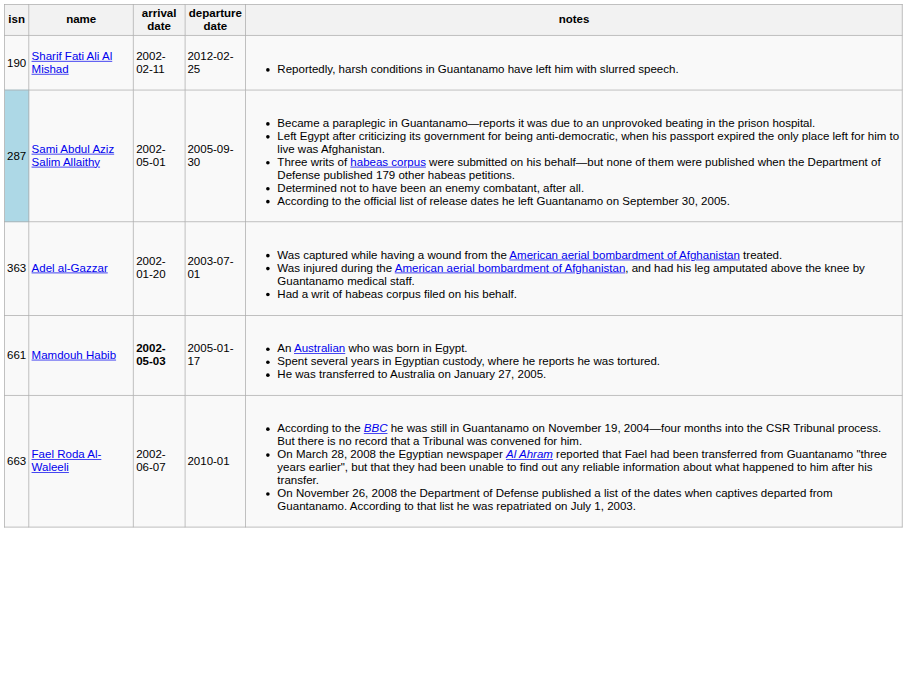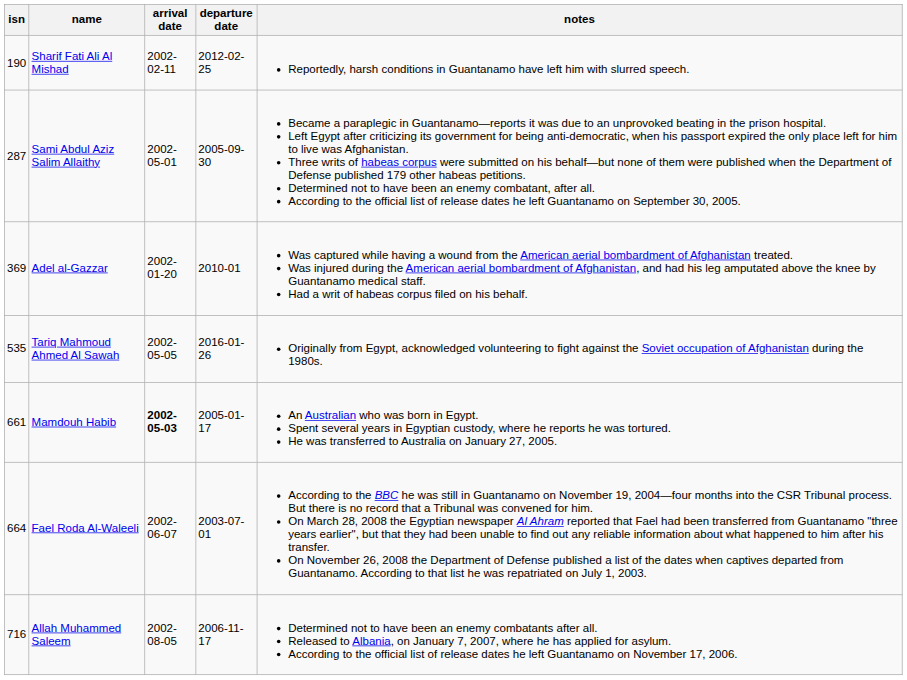(17, 156) lightblue background -> (17, 156) no background
(17, 268) 363 -> (17, 268) 369
(210, 268) 2003-07-01 -> (219, 268) 2010-01
+ row: (75, 348)
(17, 461) 663 -> (17, 528) 664
(209, 461) 2010-01 -> (221, 528) 2003-07-01
+ row: (76, 634)
